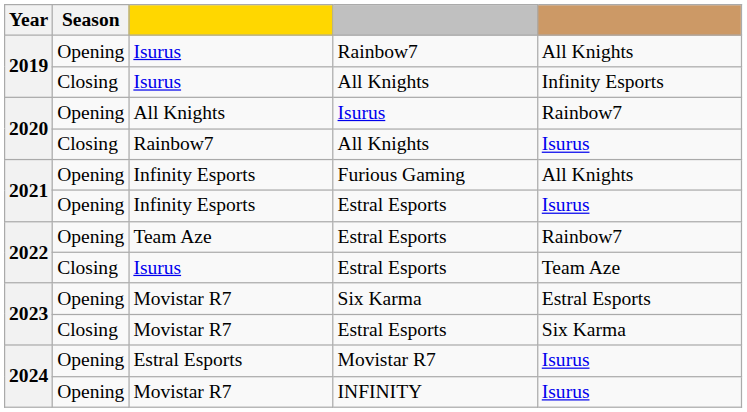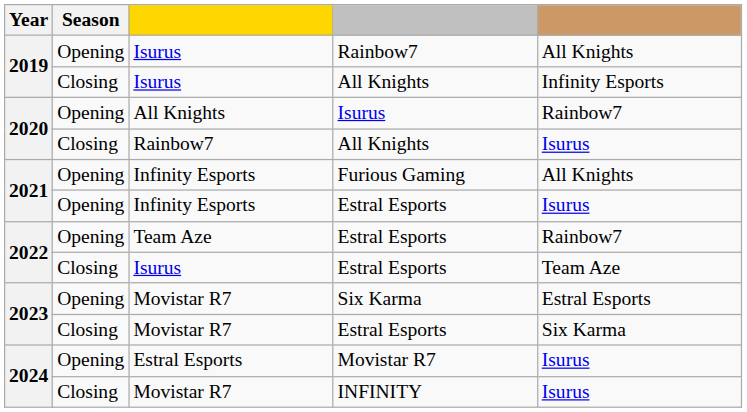(91, 391) Opening -> (88, 391) Closing
